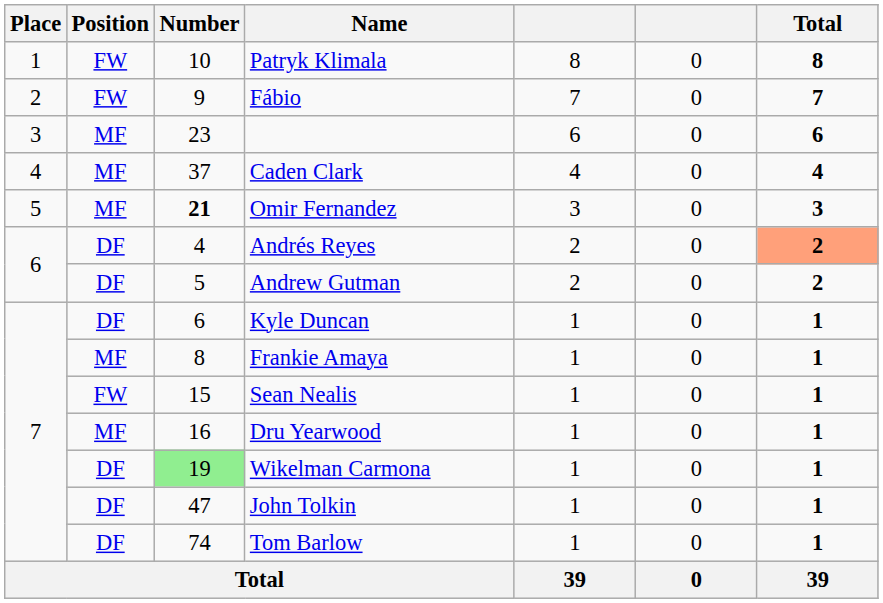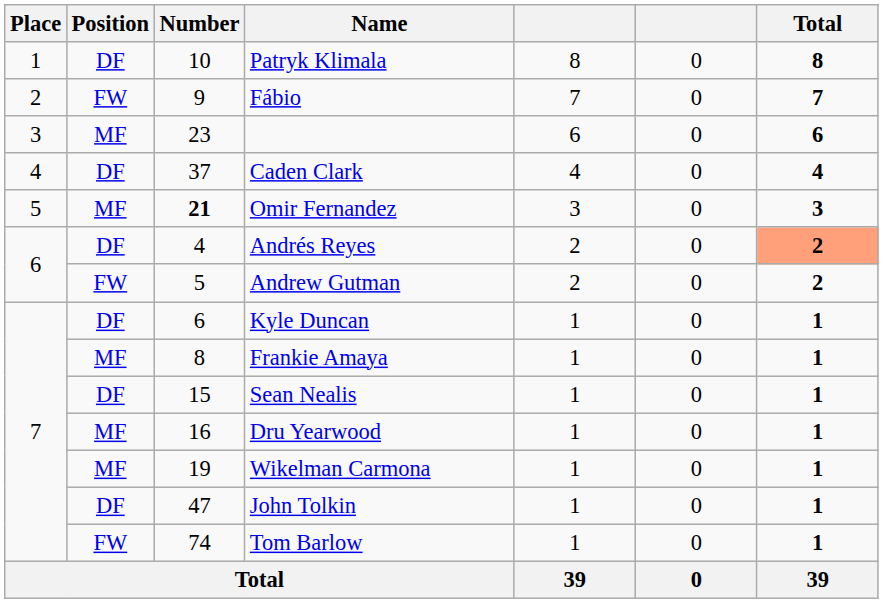(110, 60) FW -> (110, 60) DF
(110, 171) MF -> (110, 171) DF
(110, 282) DF -> (110, 282) FW
(110, 394) FW -> (110, 394) DF
(110, 468) DF -> (110, 468) MF
(199, 468) lightgreen background -> (199, 468) no background
(110, 542) DF -> (110, 542) FW
